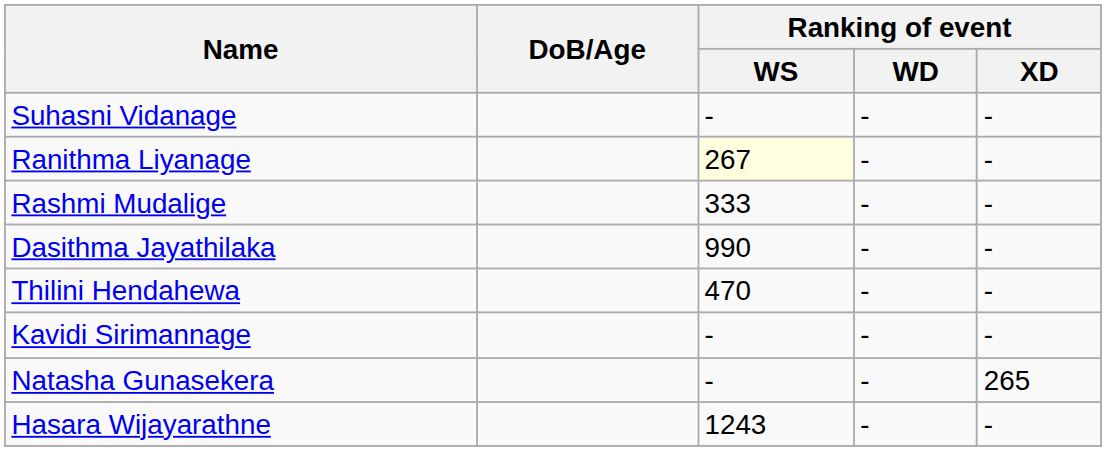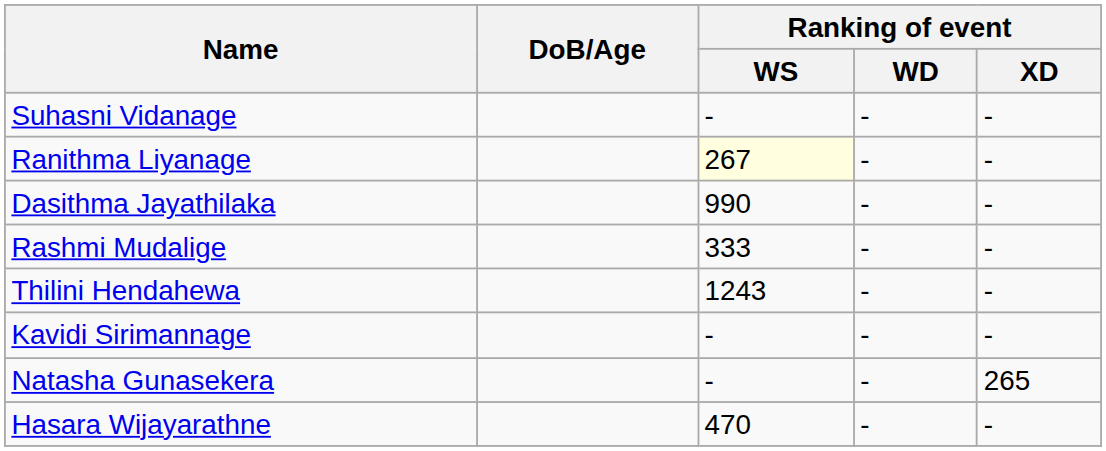rows swapped: (119, 203) <-> (143, 247)
(728, 291) 470 -> (735, 291) 1243
(735, 423) 1243 -> (728, 423) 470
